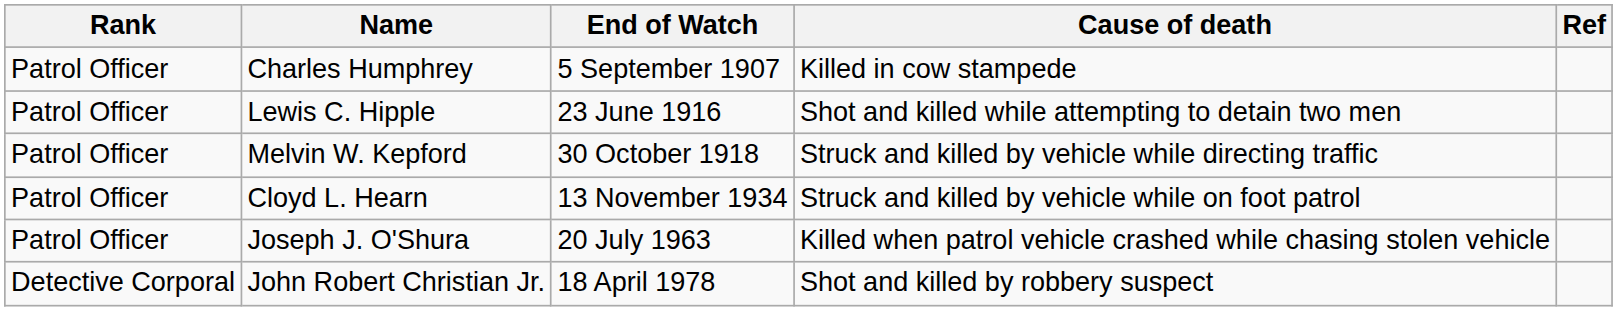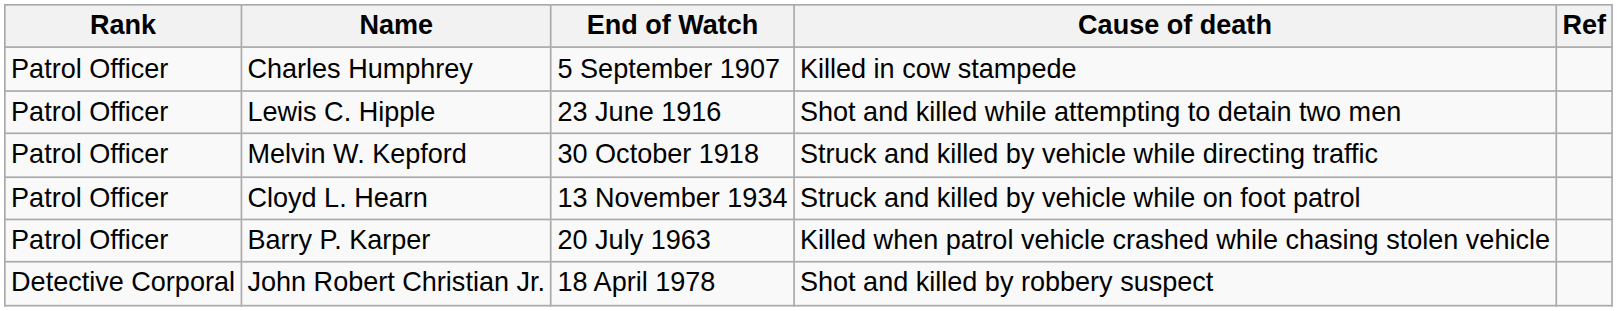+ row: (339, 240)
- row: (358, 240)
